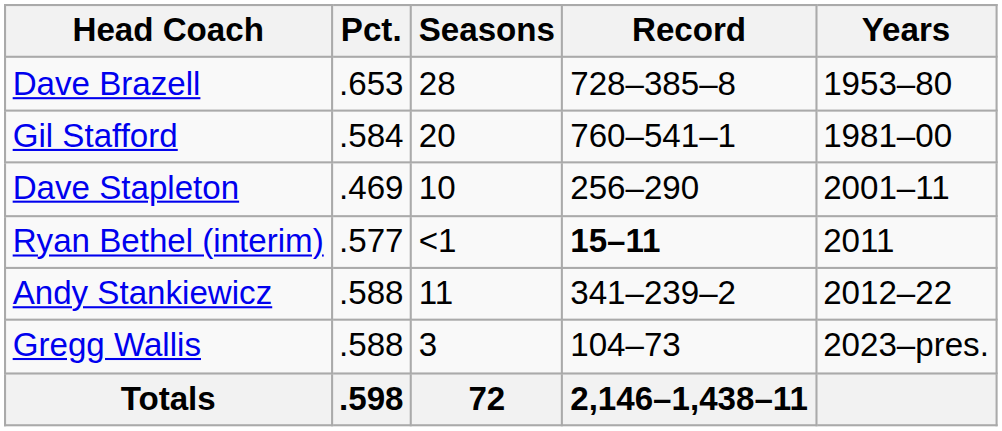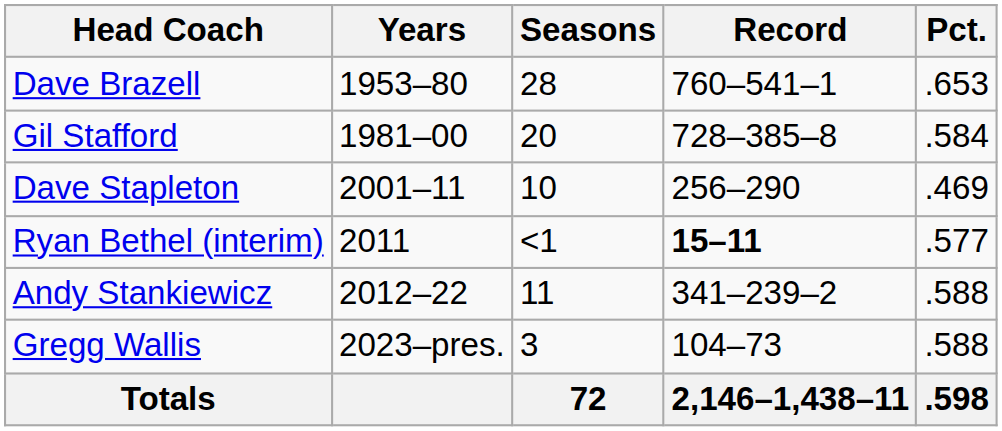columns swapped: (906, 30) <-> (371, 30)
(653, 83) 728–385–8 -> (754, 83) 760–541–1
(653, 135) 760–541–1 -> (754, 135) 728–385–8
